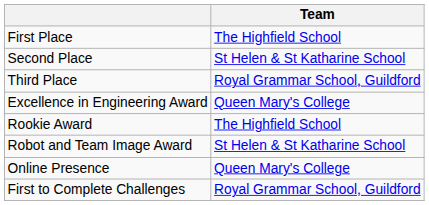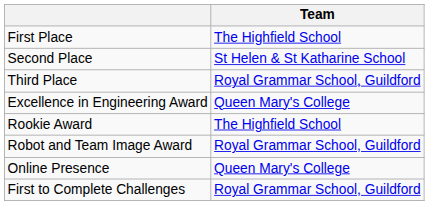(310, 146) St Helen & St Katharine School -> (317, 146) Royal Grammar School, Guildford
